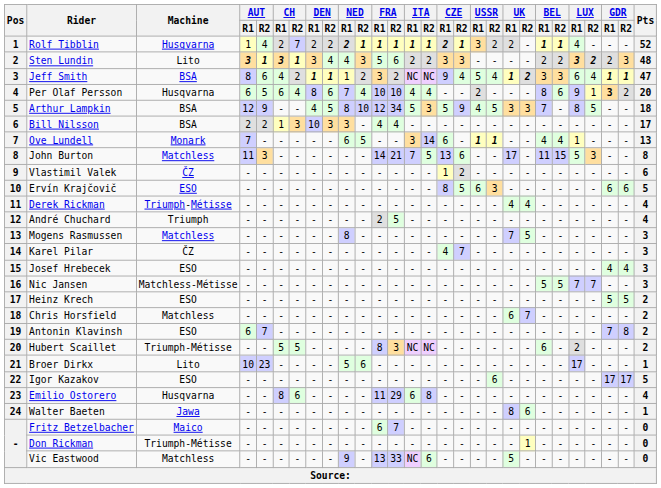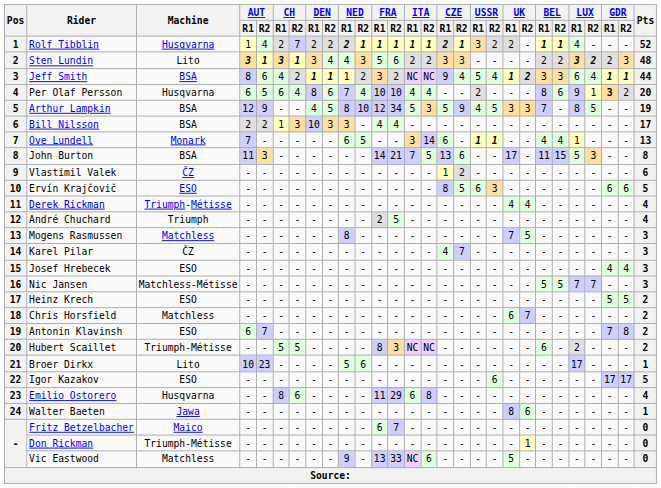(646, 77) 47 -> (646, 77) 44
(646, 109) 18 -> (646, 109) 19
(188, 156) Matchless -> (188, 156) BSA
